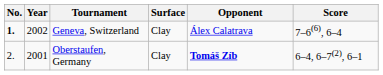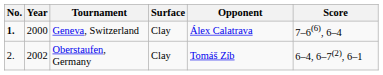(37, 30) 2002 -> (37, 30) 2000
(37, 55) 2001 -> (37, 55) 2002
(214, 55) bold -> (212, 55) normal
